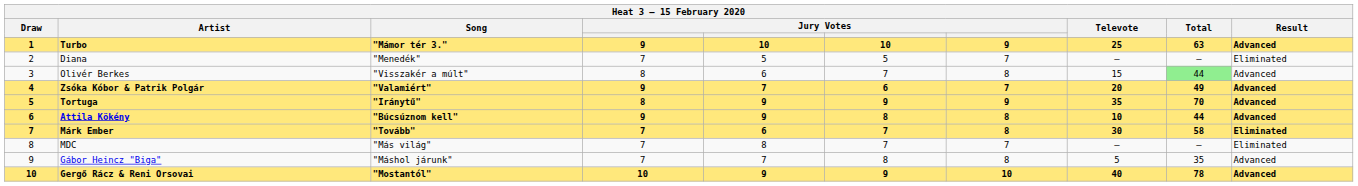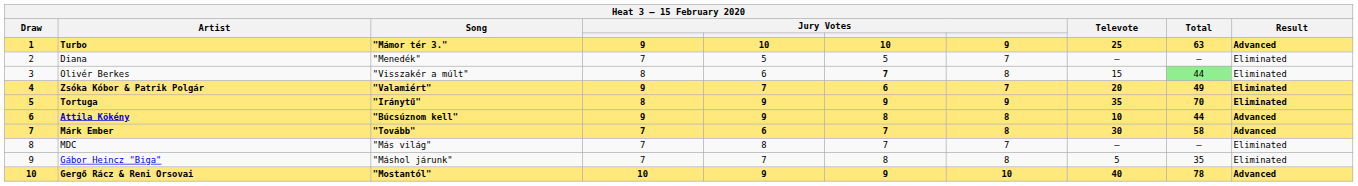(885, 73) normal -> (885, 73) bold
(1255, 73) Advanced -> (1260, 73) Eliminated
(1255, 88) Advanced -> (1260, 88) Eliminated
(1255, 102) Advanced -> (1260, 102) Eliminated
(1260, 131) Eliminated -> (1255, 131) Advanced
(1255, 160) Advanced -> (1260, 160) Eliminated
